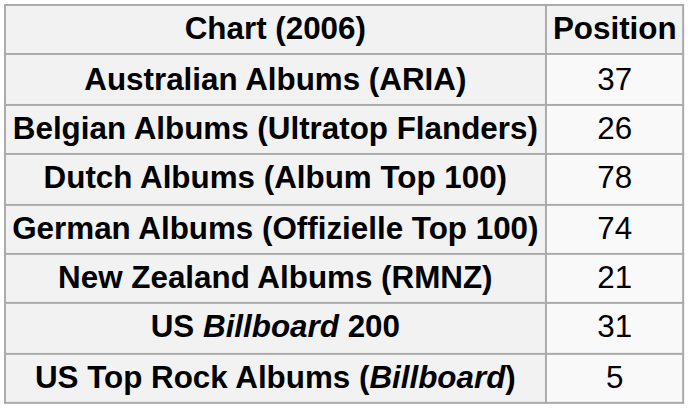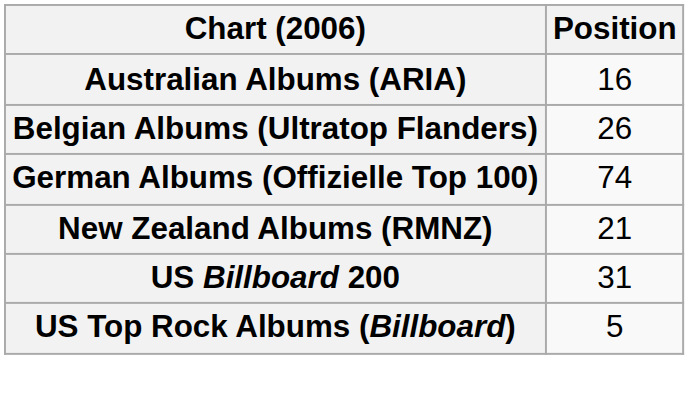(615, 79) 37 -> (615, 79) 16
- row: (275, 178)
